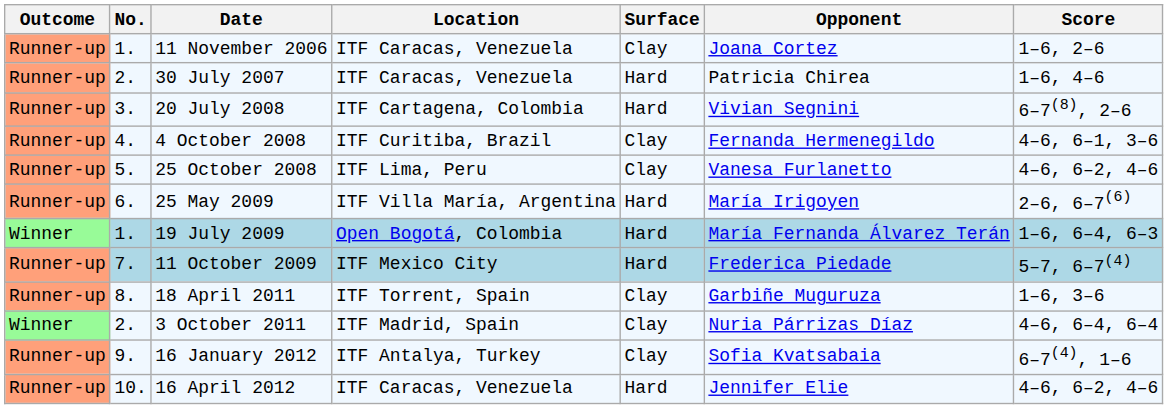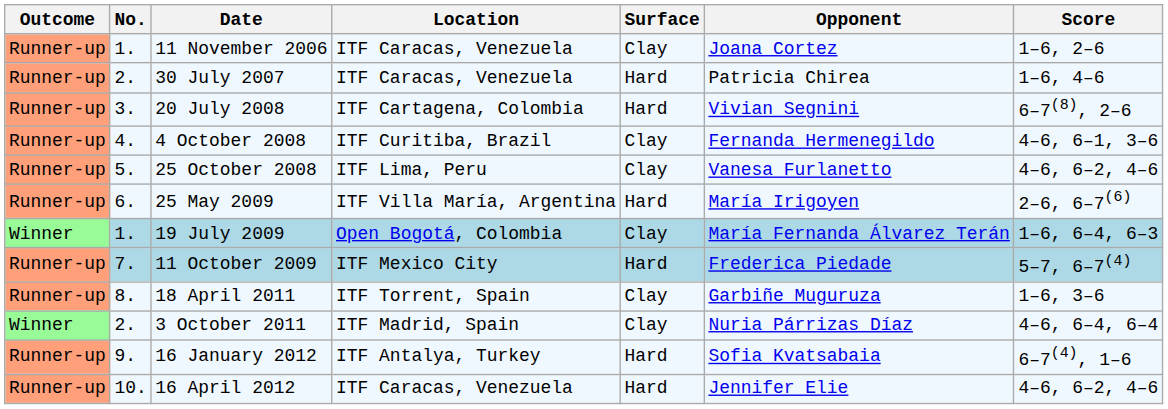(646, 233) Hard -> (646, 233) Clay
(646, 357) Clay -> (646, 357) Hard
